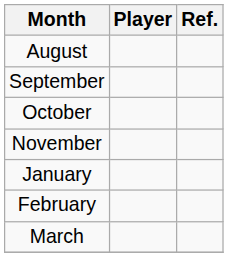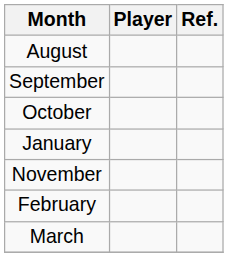rows swapped: (57, 143) <-> (57, 174)
